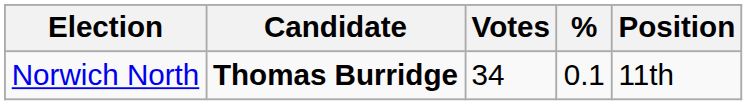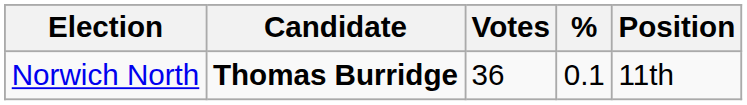(488, 74) 34 -> (488, 74) 36
